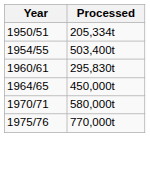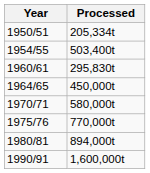+ row: (28, 141)
+ row: (28, 159)
